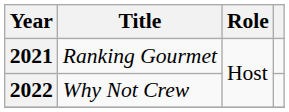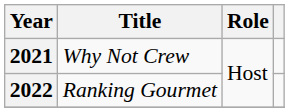(140, 55) Ranking Gourmet -> (126, 55) Why Not Crew
(126, 90) Why Not Crew -> (140, 90) Ranking Gourmet
